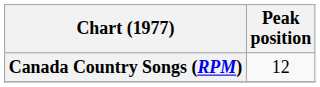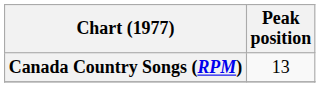(281, 67) 12 -> (281, 67) 13
